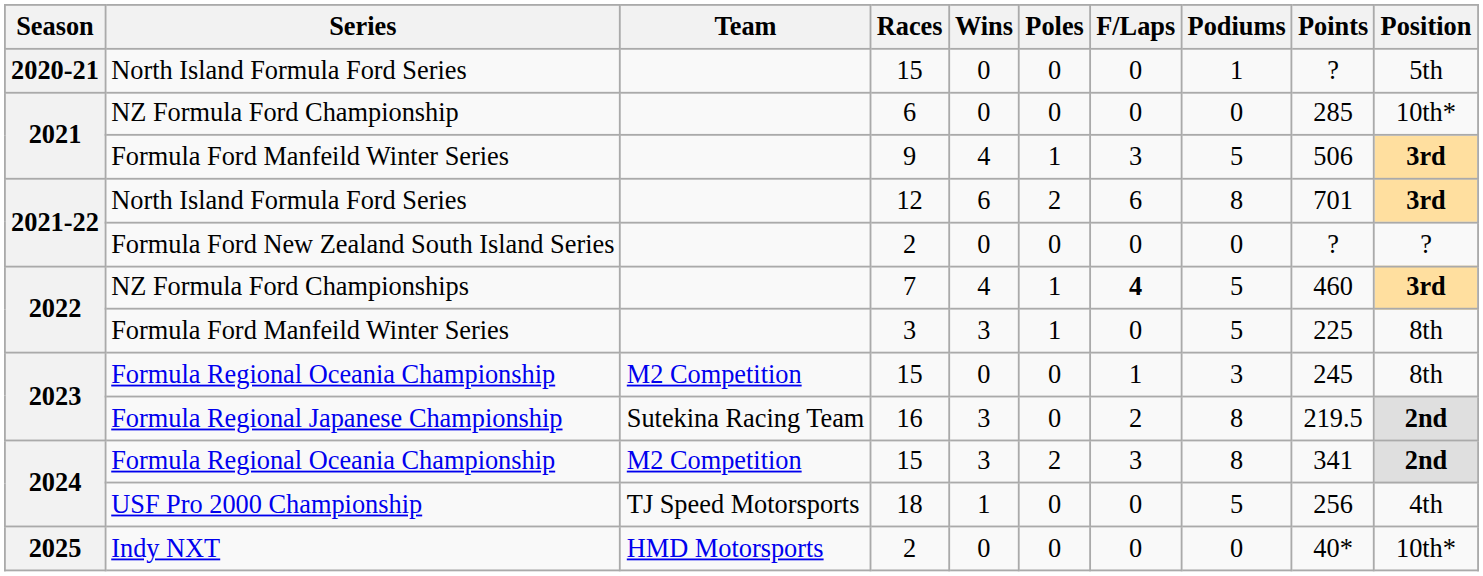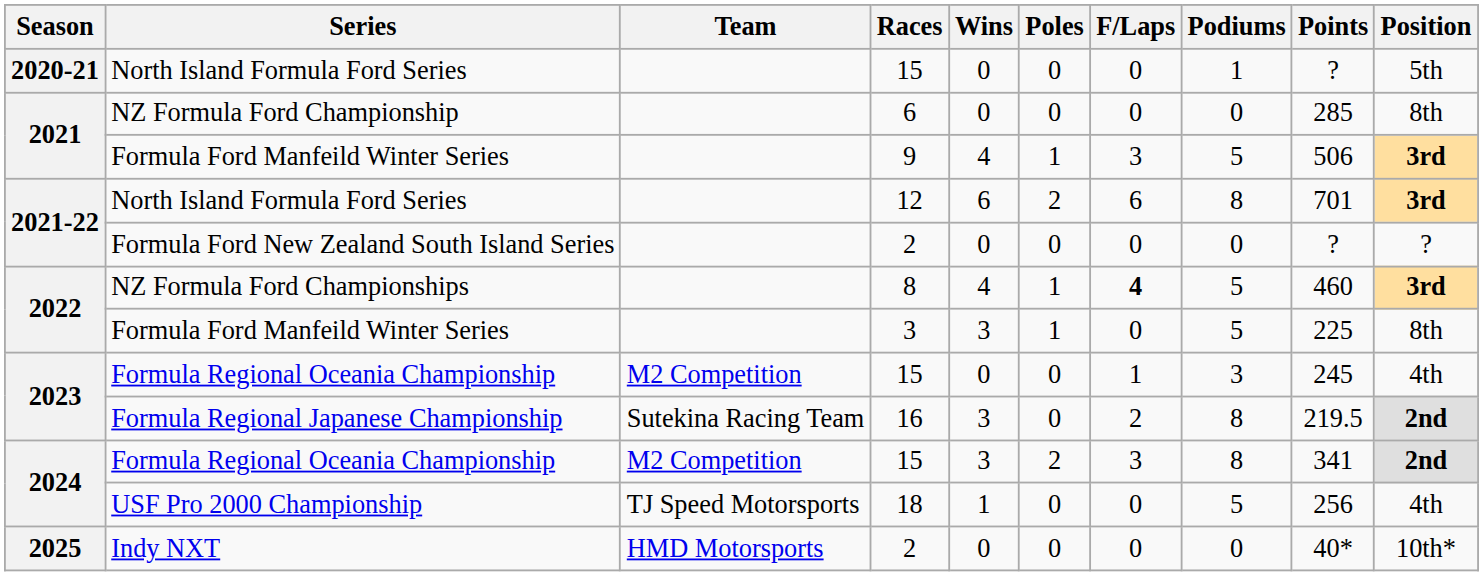(1426, 113) 10th* -> (1426, 113) 8th
(910, 287) 7 -> (910, 287) 8
(1426, 374) 8th -> (1426, 374) 4th
